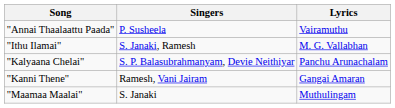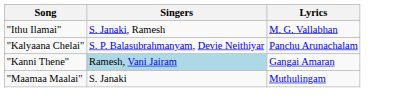- row: (61, 29)
(163, 78) no background -> (133, 62) lightblue background
